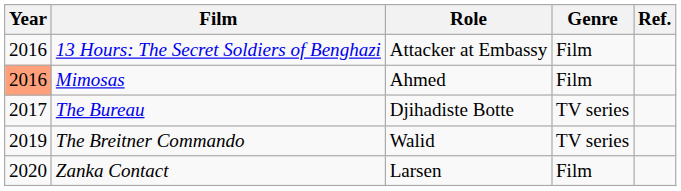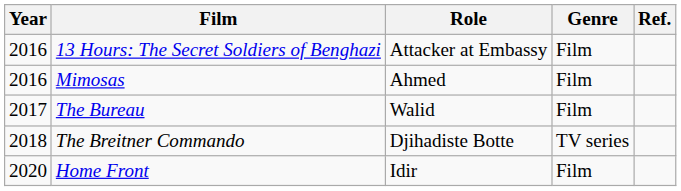(28, 79) lightsalmon background -> (28, 79) no background
(452, 110) Djihadiste Botte -> (412, 110) Walid
(593, 110) TV series -> (574, 110) Film
(28, 140) 2019 -> (28, 140) 2018
(412, 140) Walid -> (452, 140) Djihadiste Botte
+ row: (102, 170)
- row: (112, 170)
